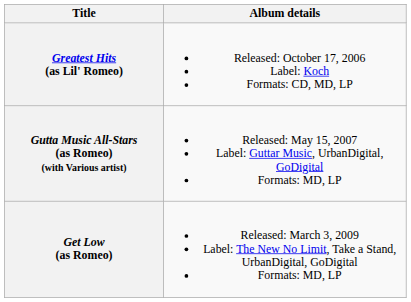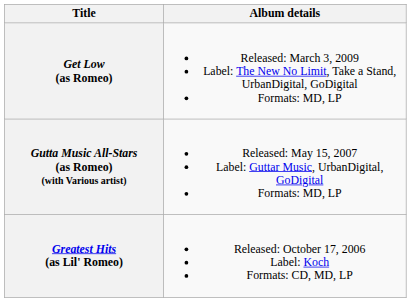rows swapped: (84, 64) <-> (84, 249)
